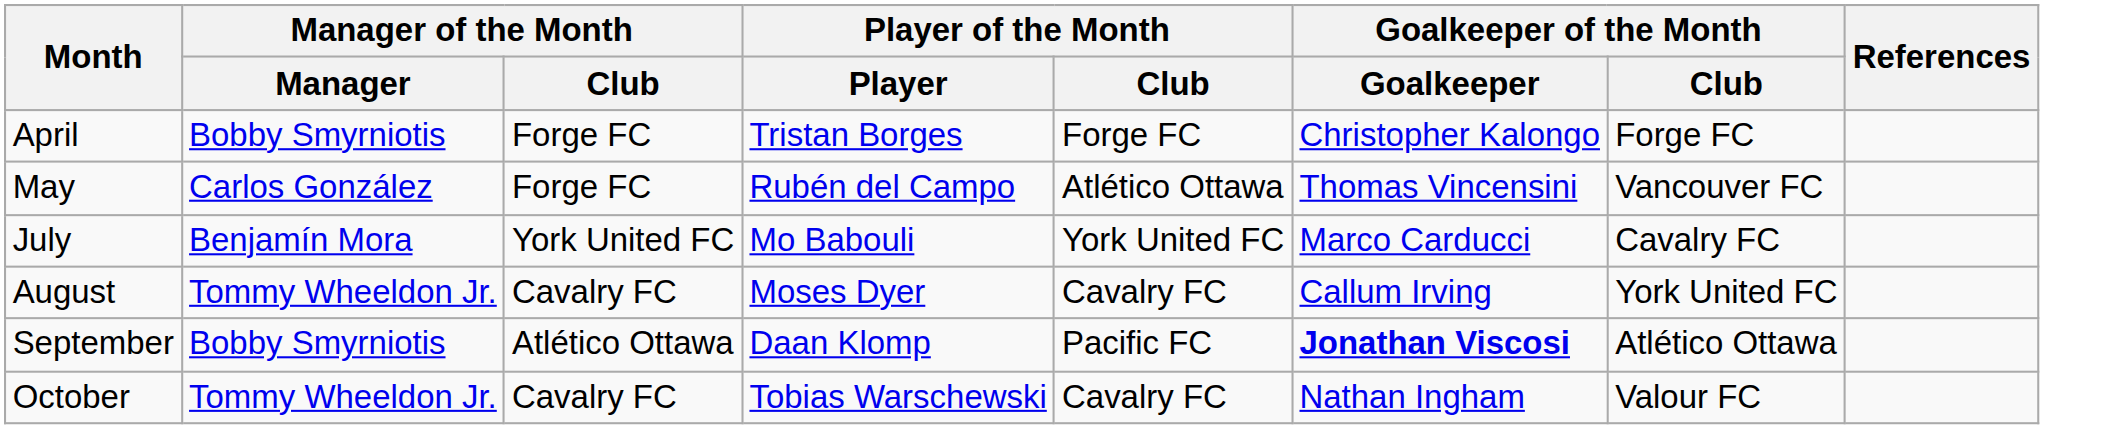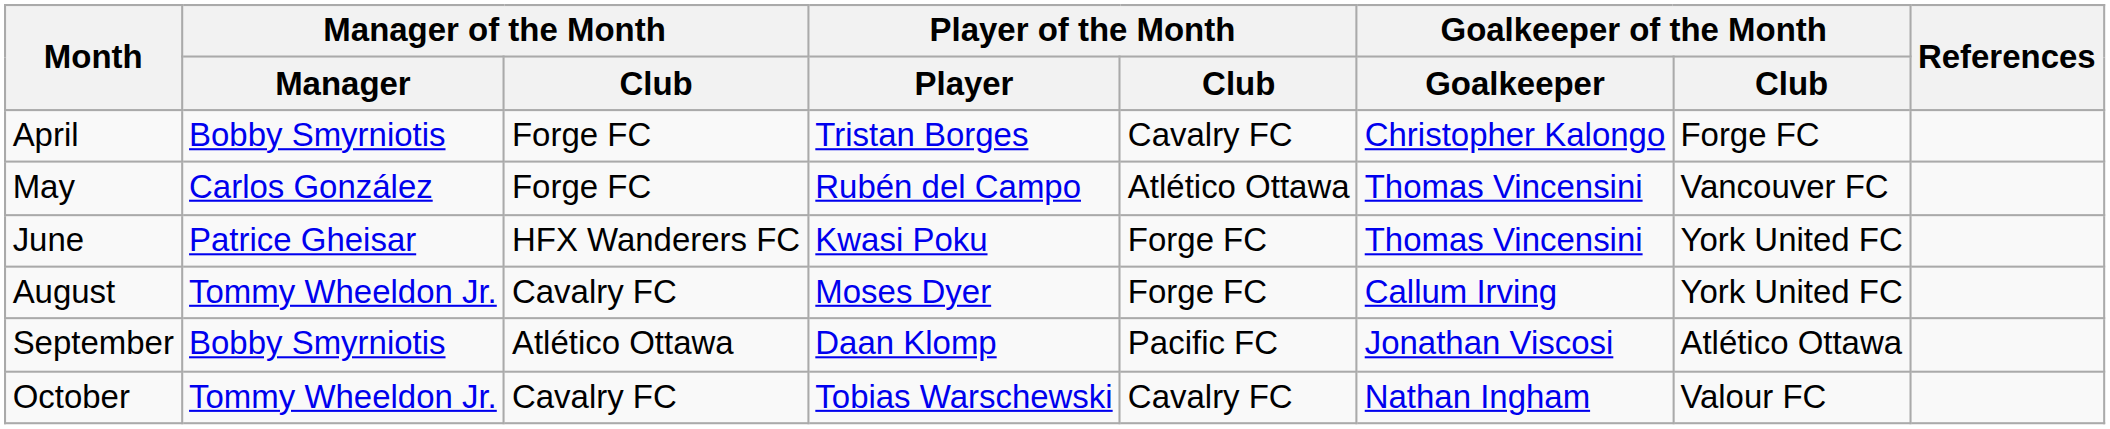(1132, 135) Forge FC -> (1210, 135) Cavalry FC
+ row: (48, 239)
- row: (42, 239)
(1144, 291) Cavalry FC -> (1197, 291) Forge FC
(1435, 344) bold -> (1489, 344) normal
